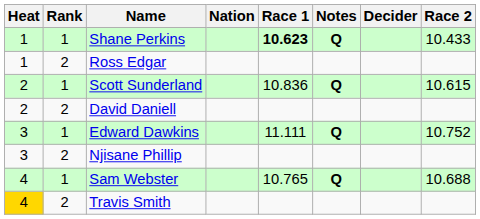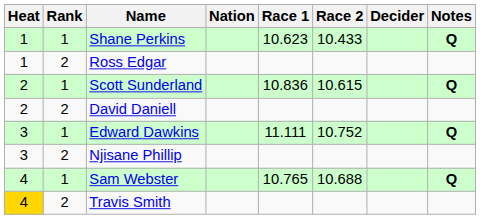columns swapped: (448, 16) <-> (336, 16)
(285, 39) bold -> (285, 39) normal
